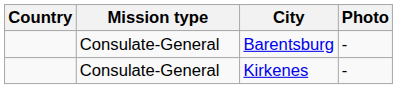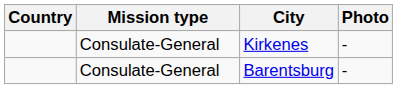rows swapped: (289, 44) <-> (276, 70)
